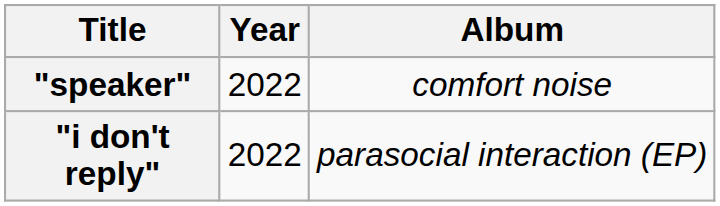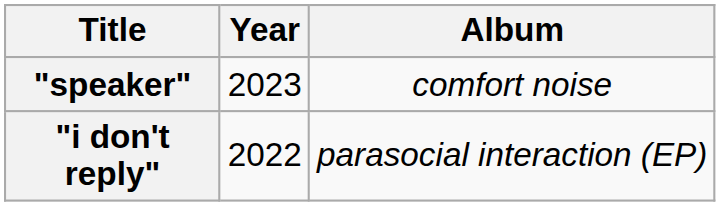(265, 83) 2022 -> (265, 83) 2023
